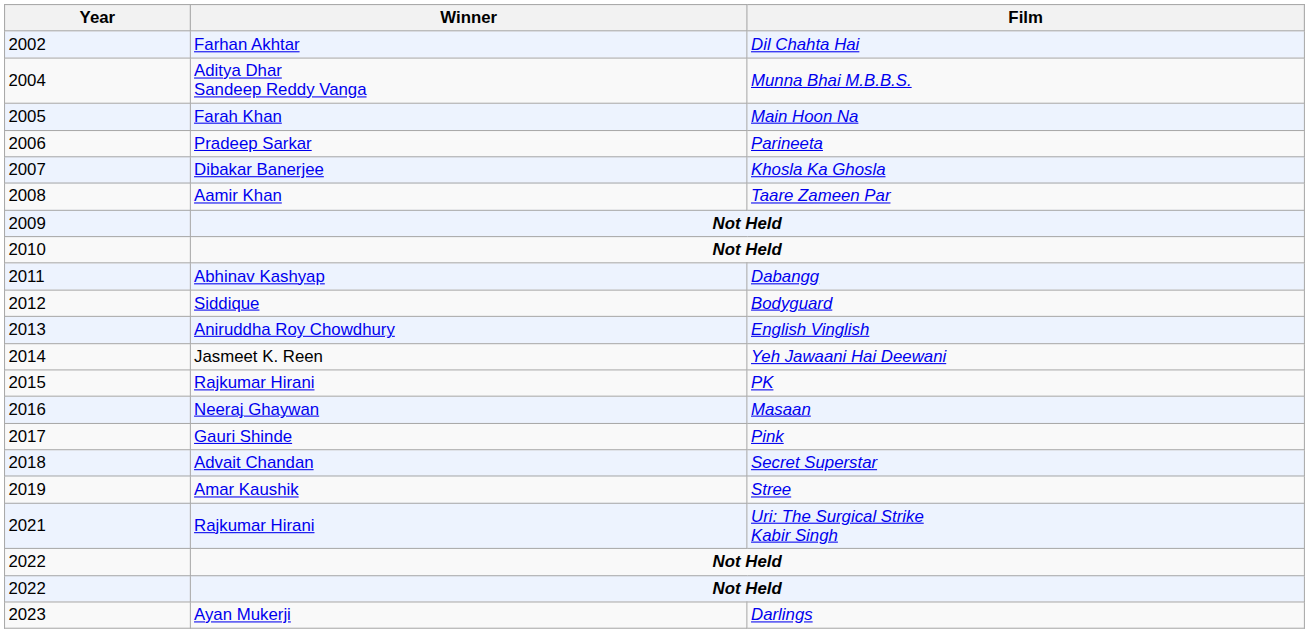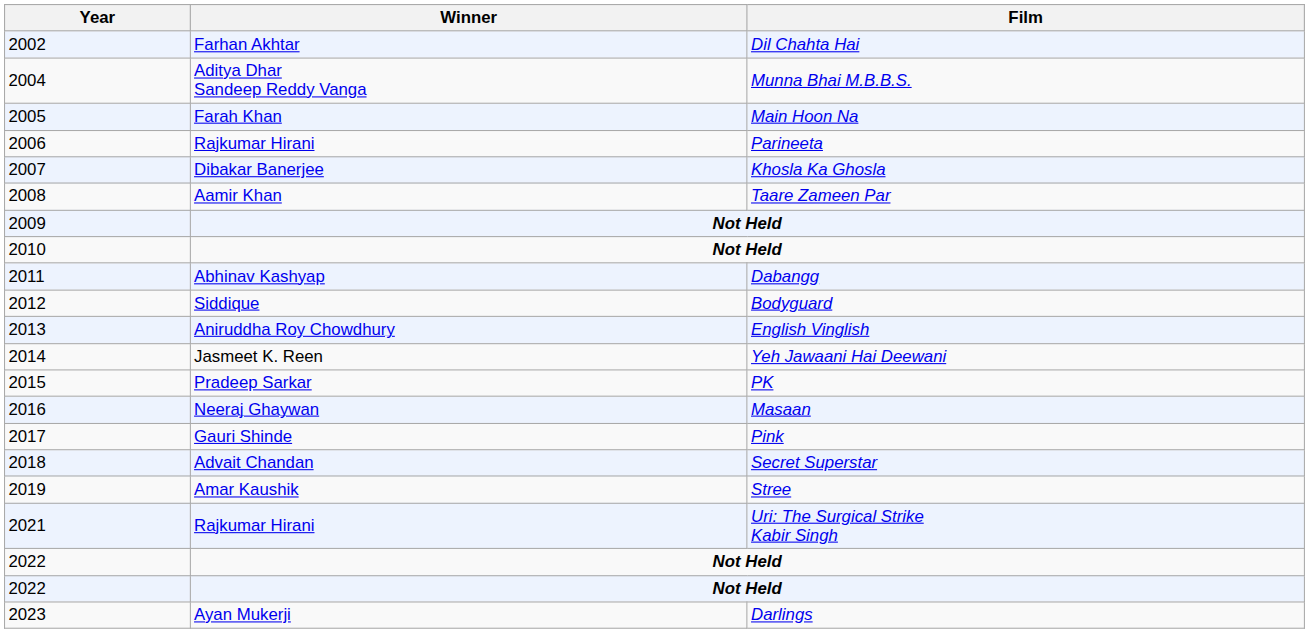(253, 143) Pradeep Sarkar -> (254, 143) Rajkumar Hirani
(254, 383) Rajkumar Hirani -> (253, 383) Pradeep Sarkar
